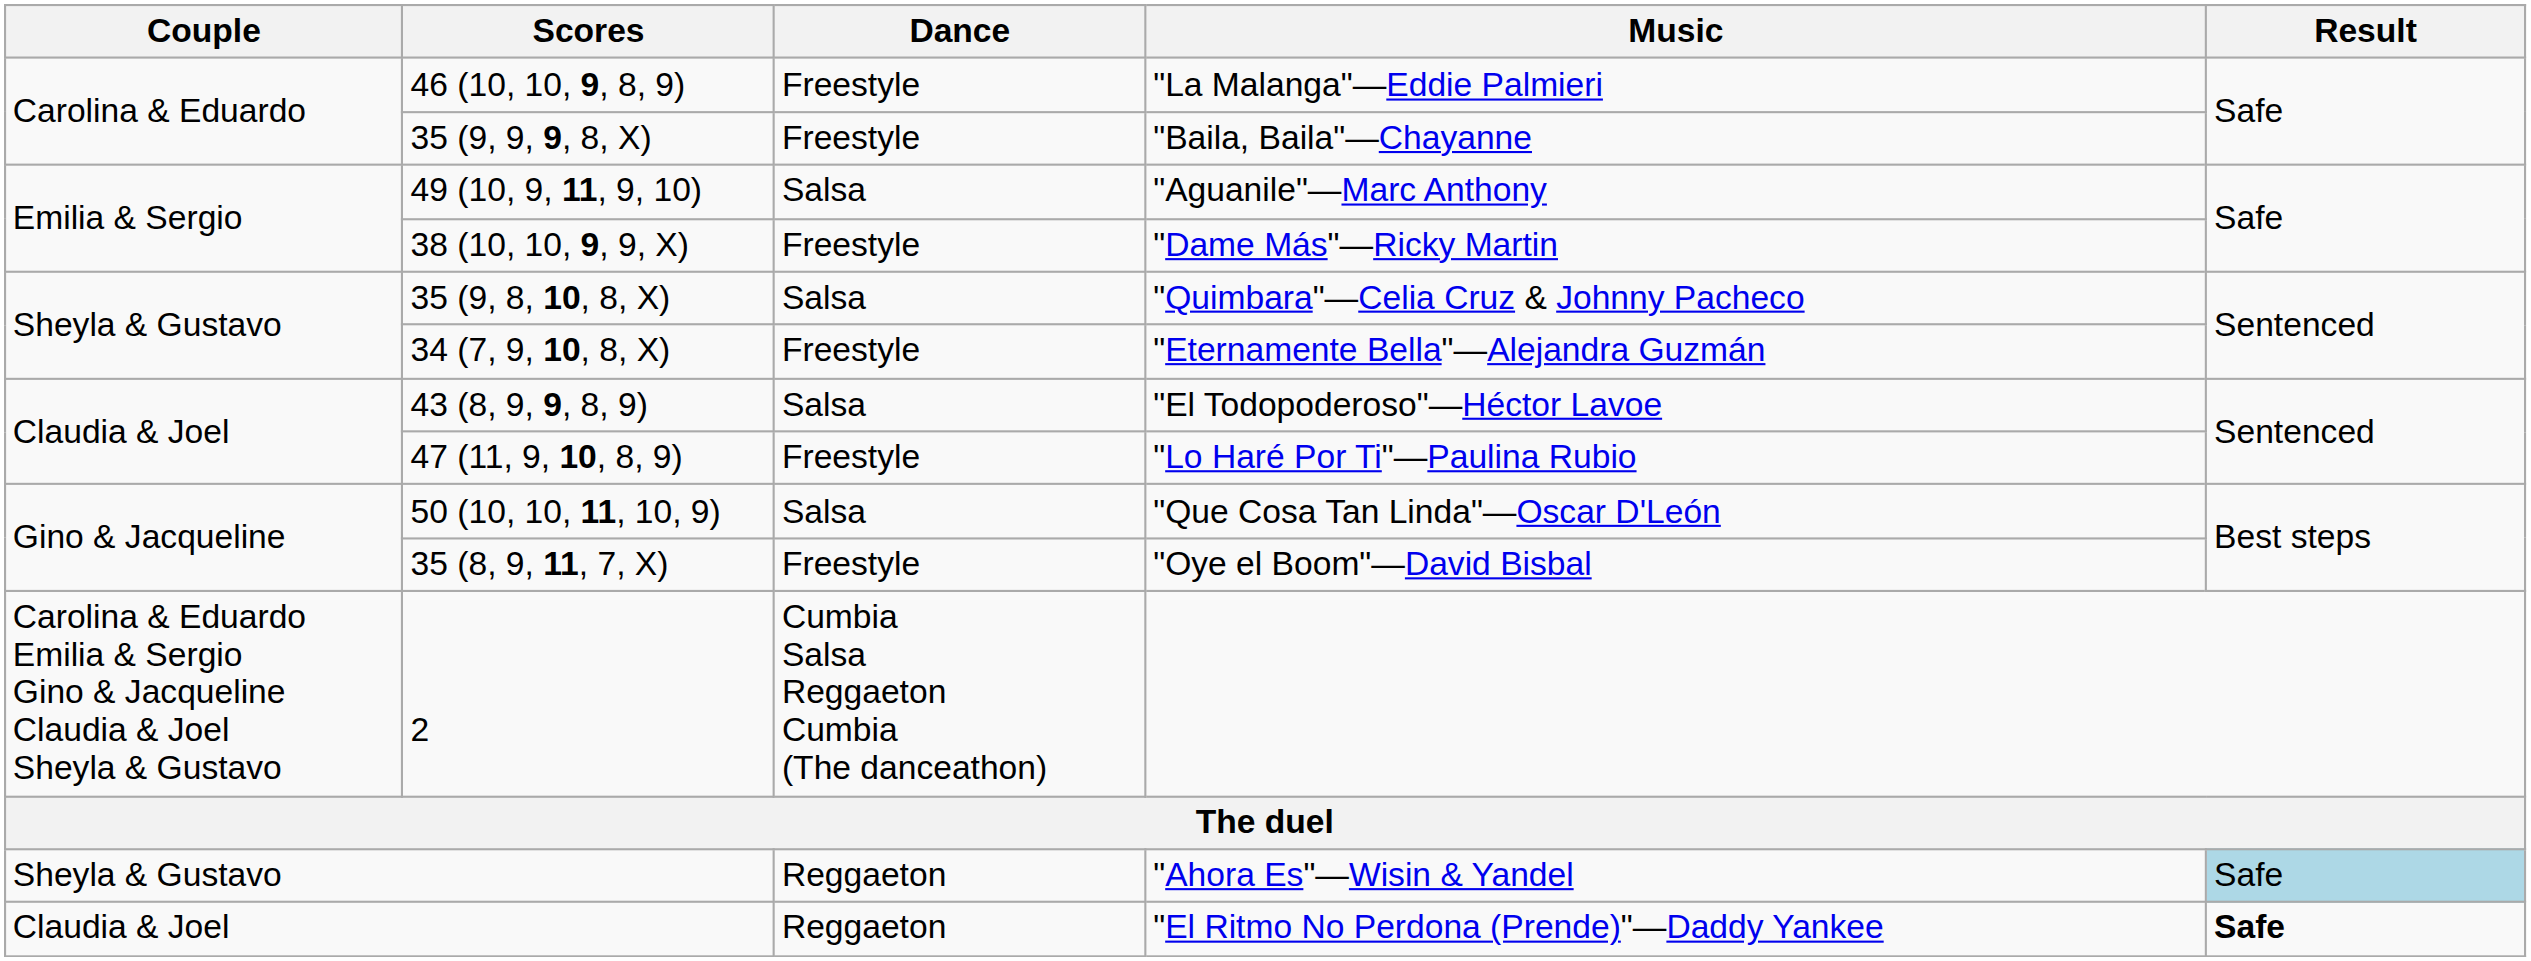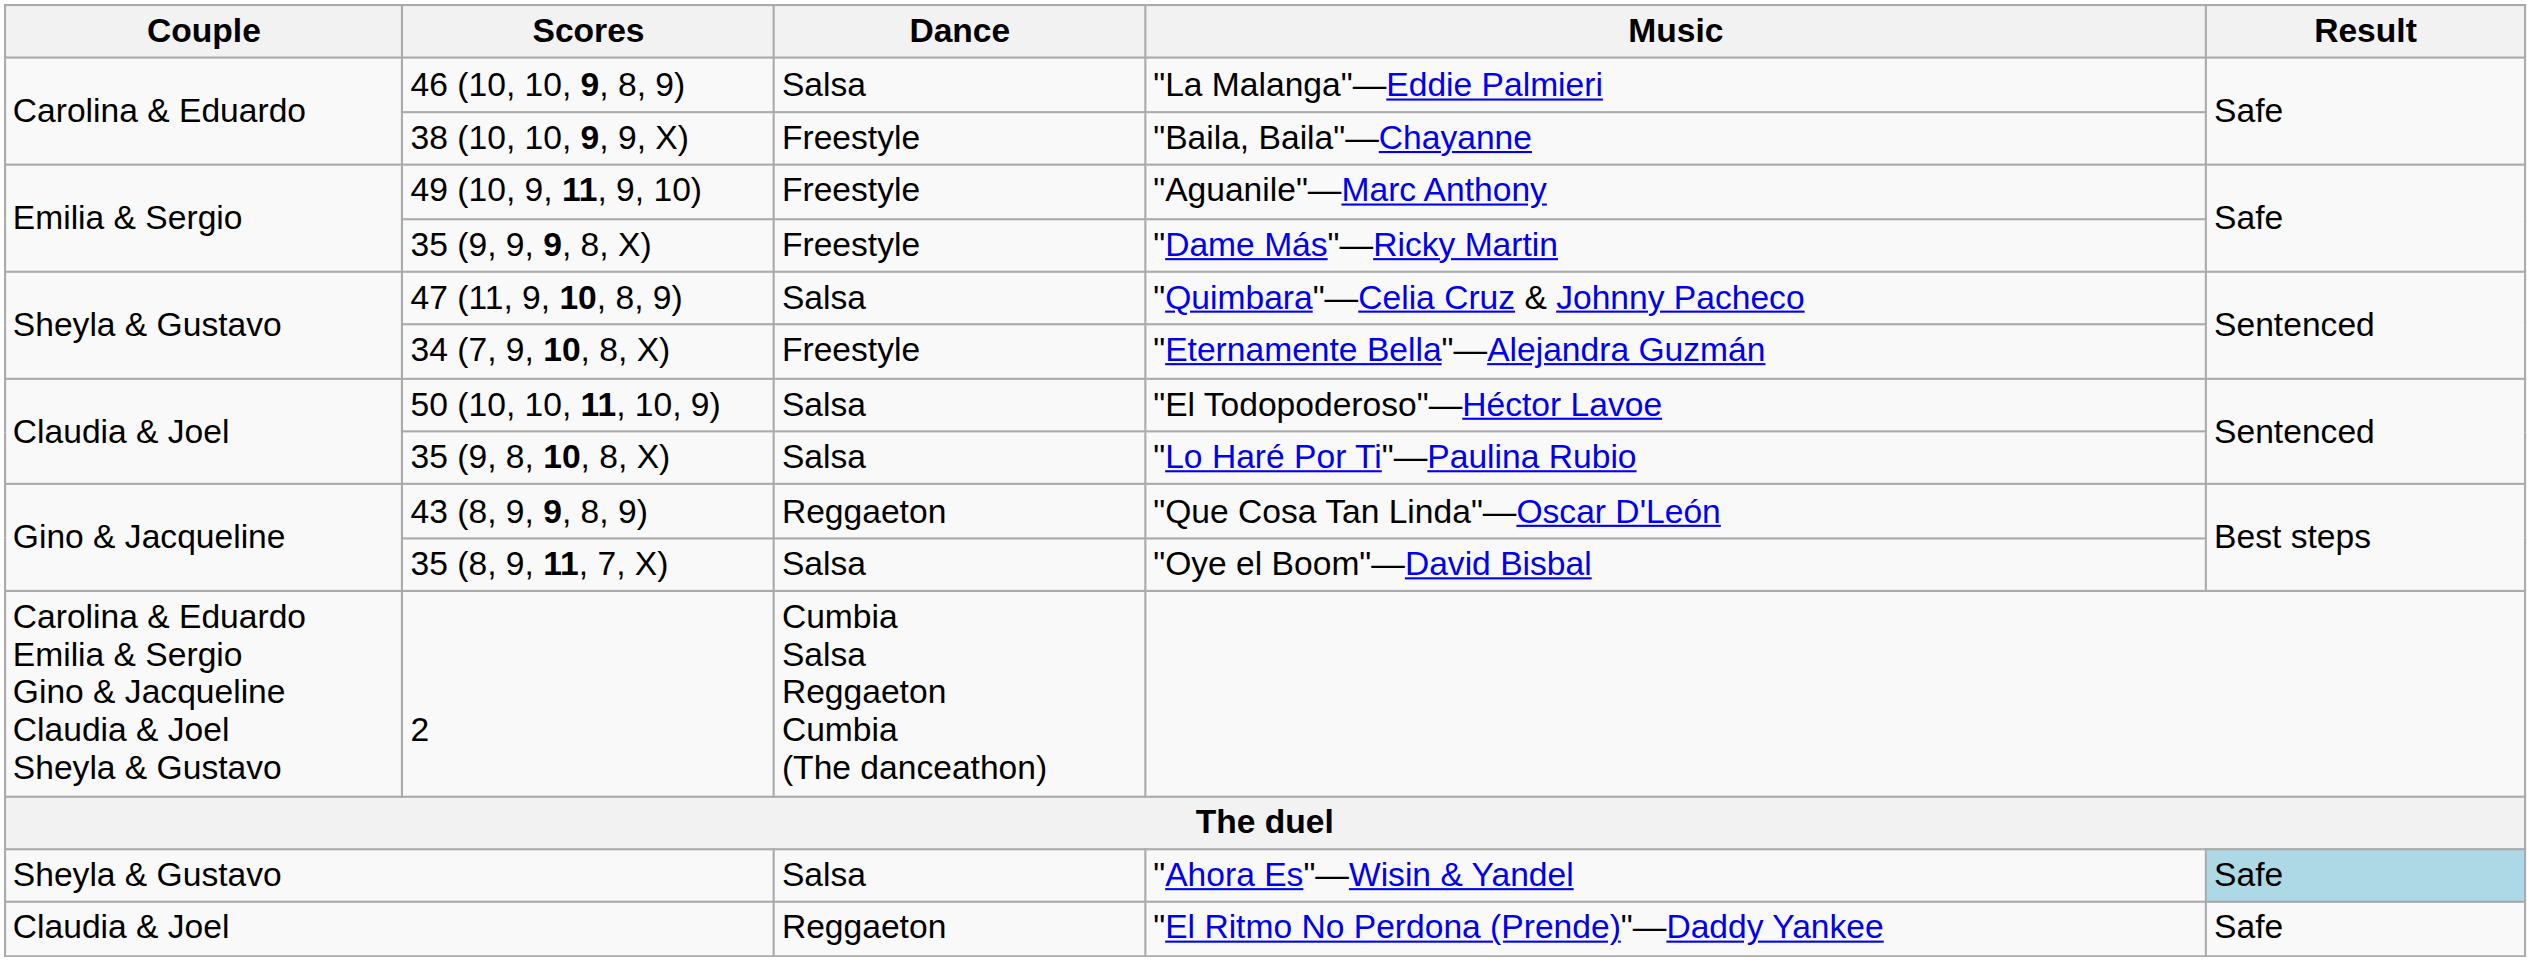(851, 84) Freestyle -> (824, 84) Salsa
(531, 137) 35 (9, 9, 9, 8, X) -> (550, 137) 38 (10, 10, 9, 9, X)
(824, 191) Salsa -> (851, 191) Freestyle
(550, 244) 38 (10, 10, 9, 9, X) -> (531, 244) 35 (9, 9, 9, 8, X)
(540, 297) 35 (9, 8, 10, 8, X) -> (547, 297) 47 (11, 9, 10, 8, 9)
(529, 404) 43 (8, 9, 9, 8, 9) -> (566, 404) 50 (10, 10, 11, 10, 9)
(547, 457) 47 (11, 9, 10, 8, 9) -> (540, 457) 35 (9, 8, 10, 8, X)
(851, 457) Freestyle -> (824, 457) Salsa
(566, 510) 50 (10, 10, 11, 10, 9) -> (529, 510) 43 (8, 9, 9, 8, 9)
(824, 510) Salsa -> (864, 510) Reggaeton
(851, 564) Freestyle -> (824, 564) Salsa
(864, 875) Reggaeton -> (824, 875) Salsa
(2250, 928) bold -> (2249, 928) normal
